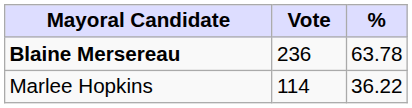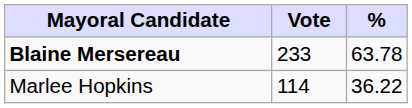(294, 53) 236 -> (294, 53) 233
